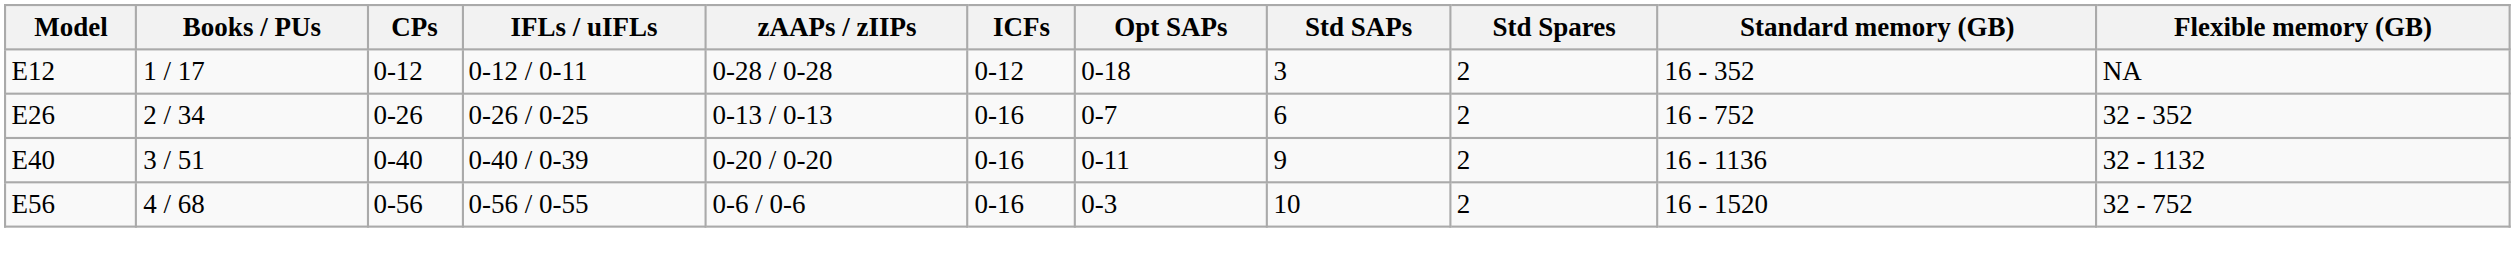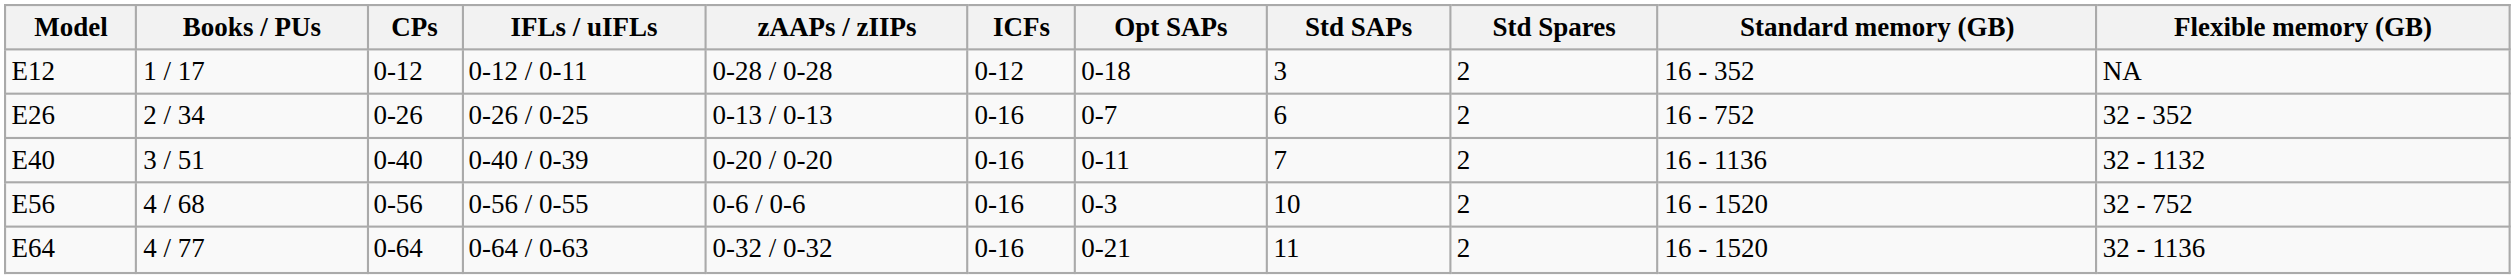(1280, 160) 9 -> (1280, 160) 7
+ row: (33, 249)
